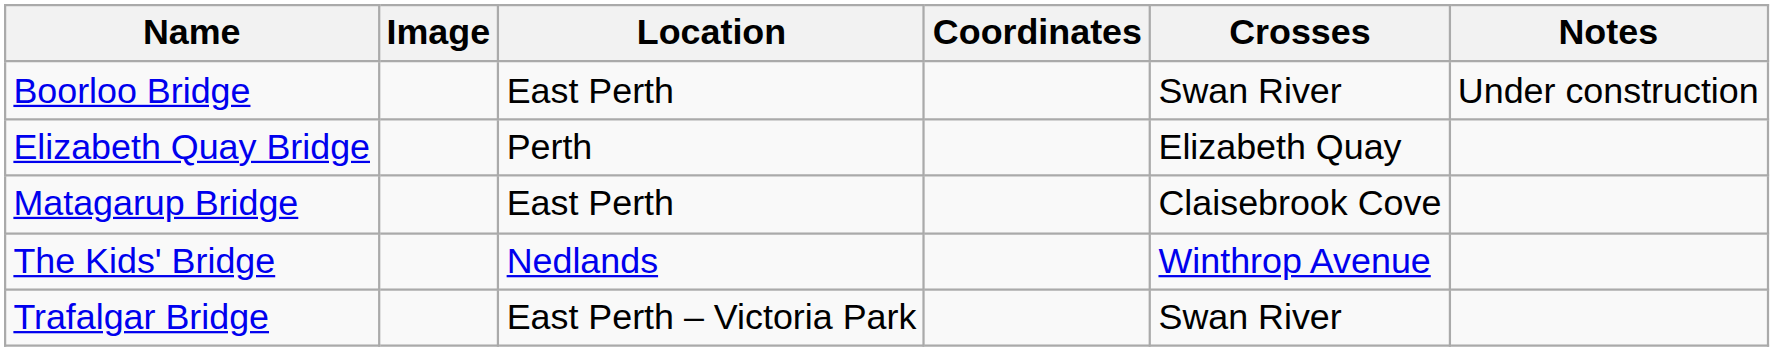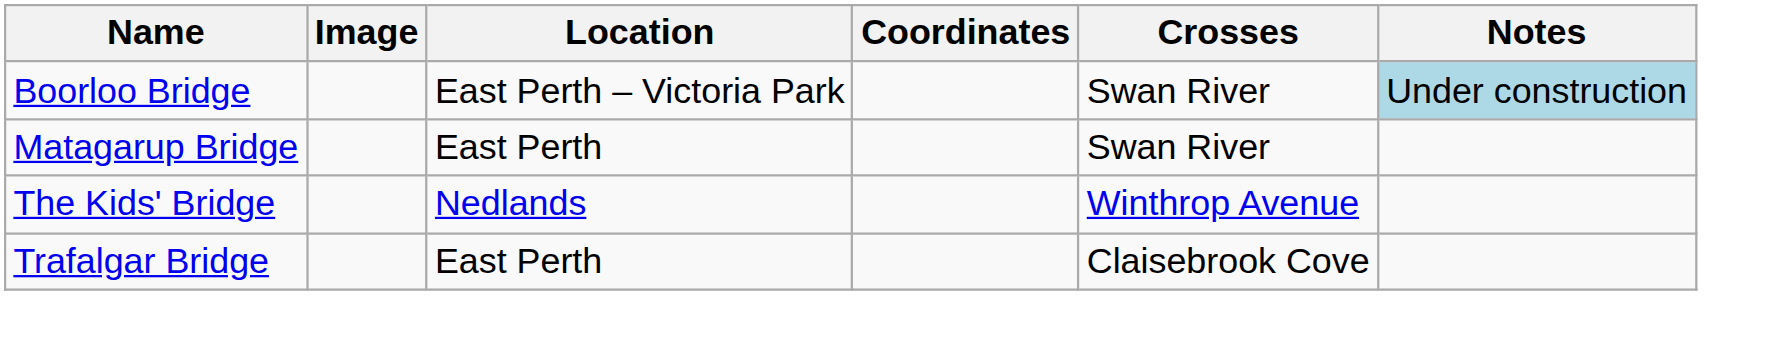(590, 89) East Perth -> (640, 89) East Perth – Victoria Park
(1608, 89) no background -> (1537, 89) lightblue background
- row: (192, 146)
(1300, 203) Claisebrook Cove -> (1178, 146) Swan River
(711, 317) East Perth – Victoria Park -> (519, 260) East Perth
(1250, 317) Swan River -> (1228, 260) Claisebrook Cove
